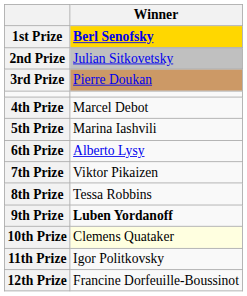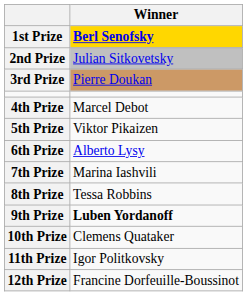(115, 129) Marina Iashvili -> (116, 129) Viktor Pikaizen
(116, 172) Viktor Pikaizen -> (115, 172) Marina Iashvili
(124, 237) lightyellow background -> (124, 237) no background
